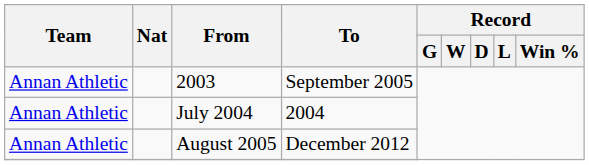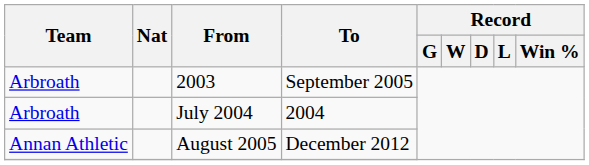(68, 81) Annan Athletic -> (44, 81) Arbroath
(68, 112) Annan Athletic -> (44, 112) Arbroath
